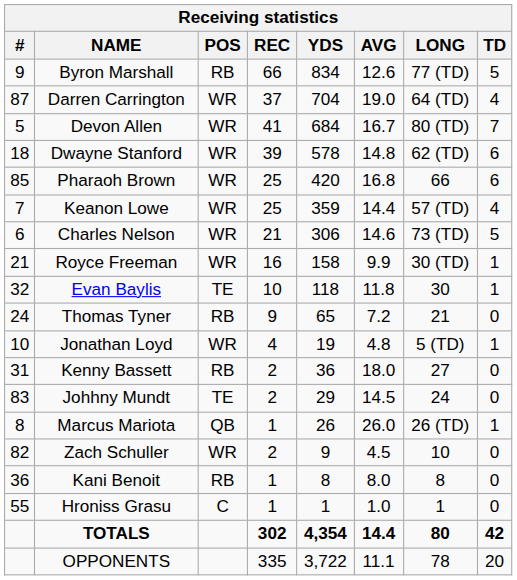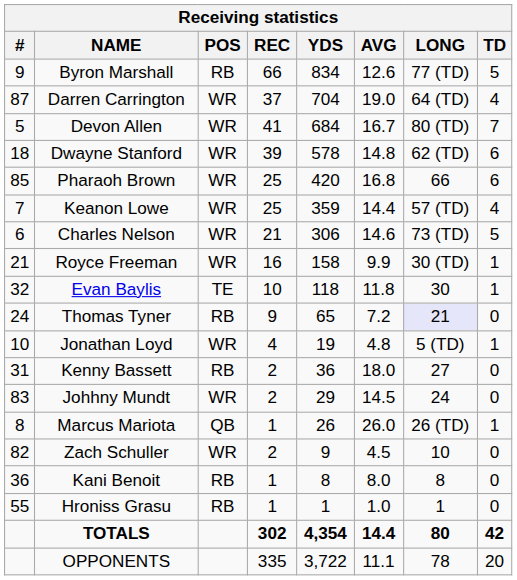(440, 316) no background -> (440, 316) lavender background
(223, 398) TE -> (223, 398) WR
(223, 506) C -> (223, 506) RB
